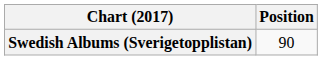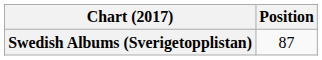(287, 42) 90 -> (287, 42) 87
